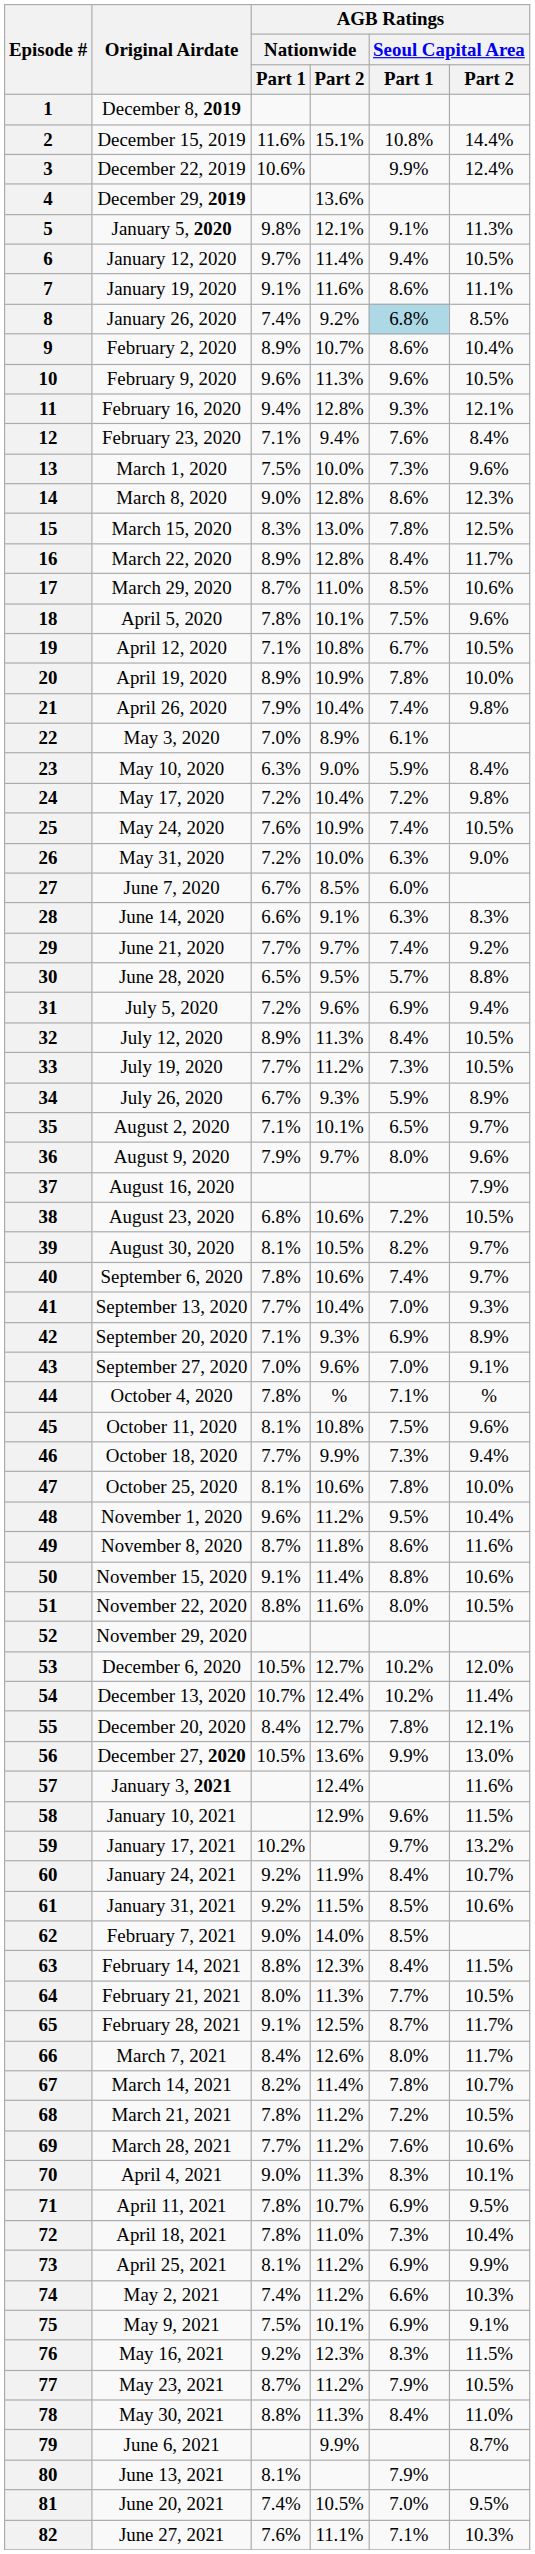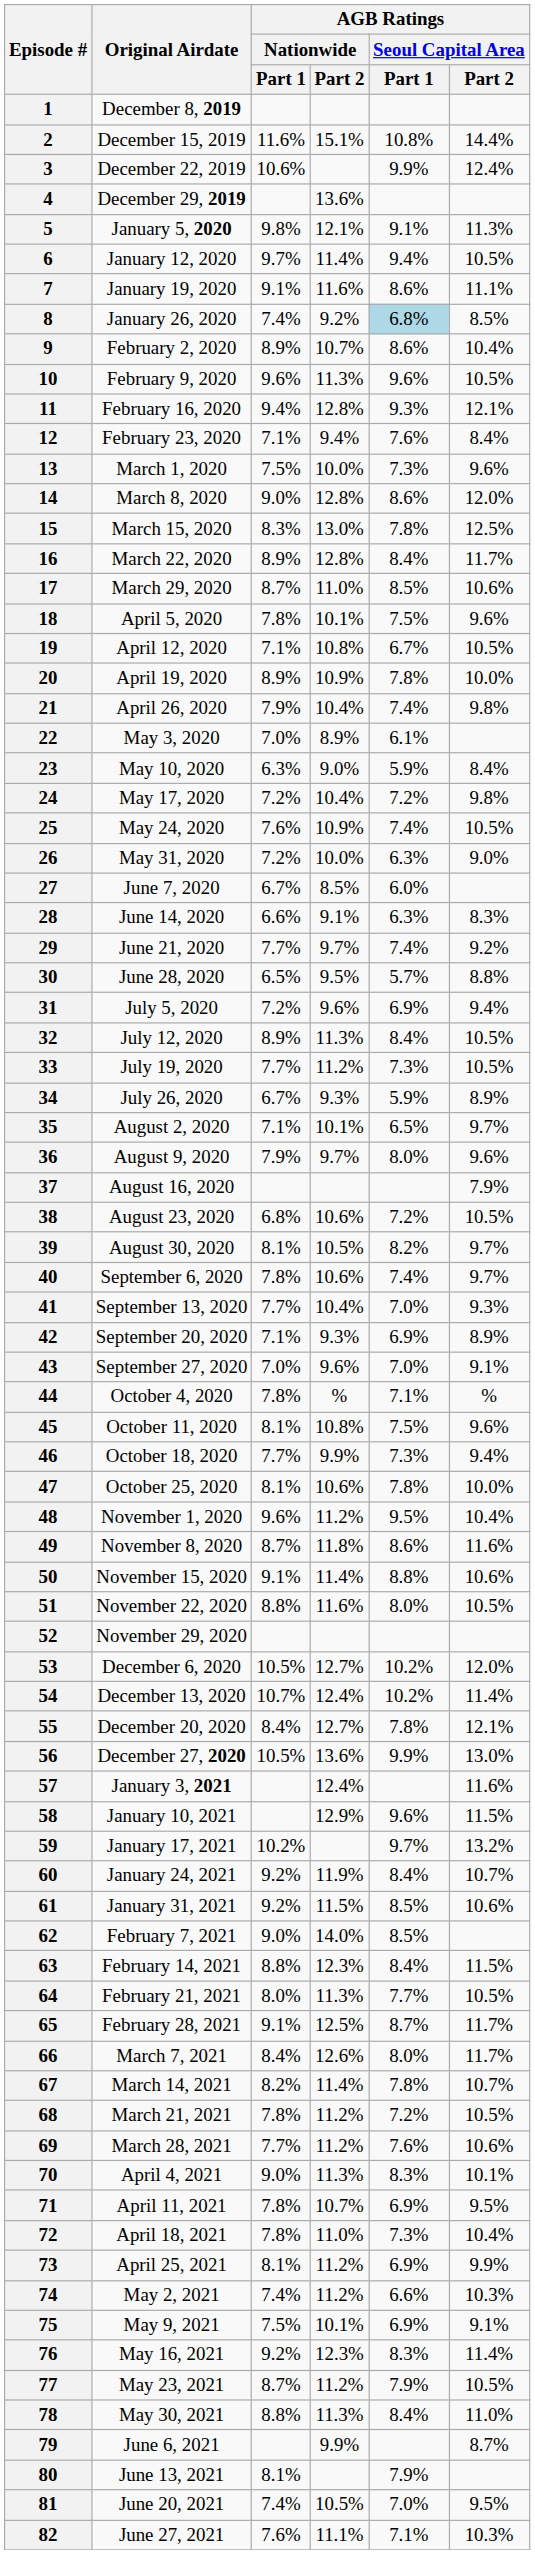(489, 498) 12.3% -> (489, 498) 12.0%
(489, 2354) 11.5% -> (489, 2354) 11.4%
